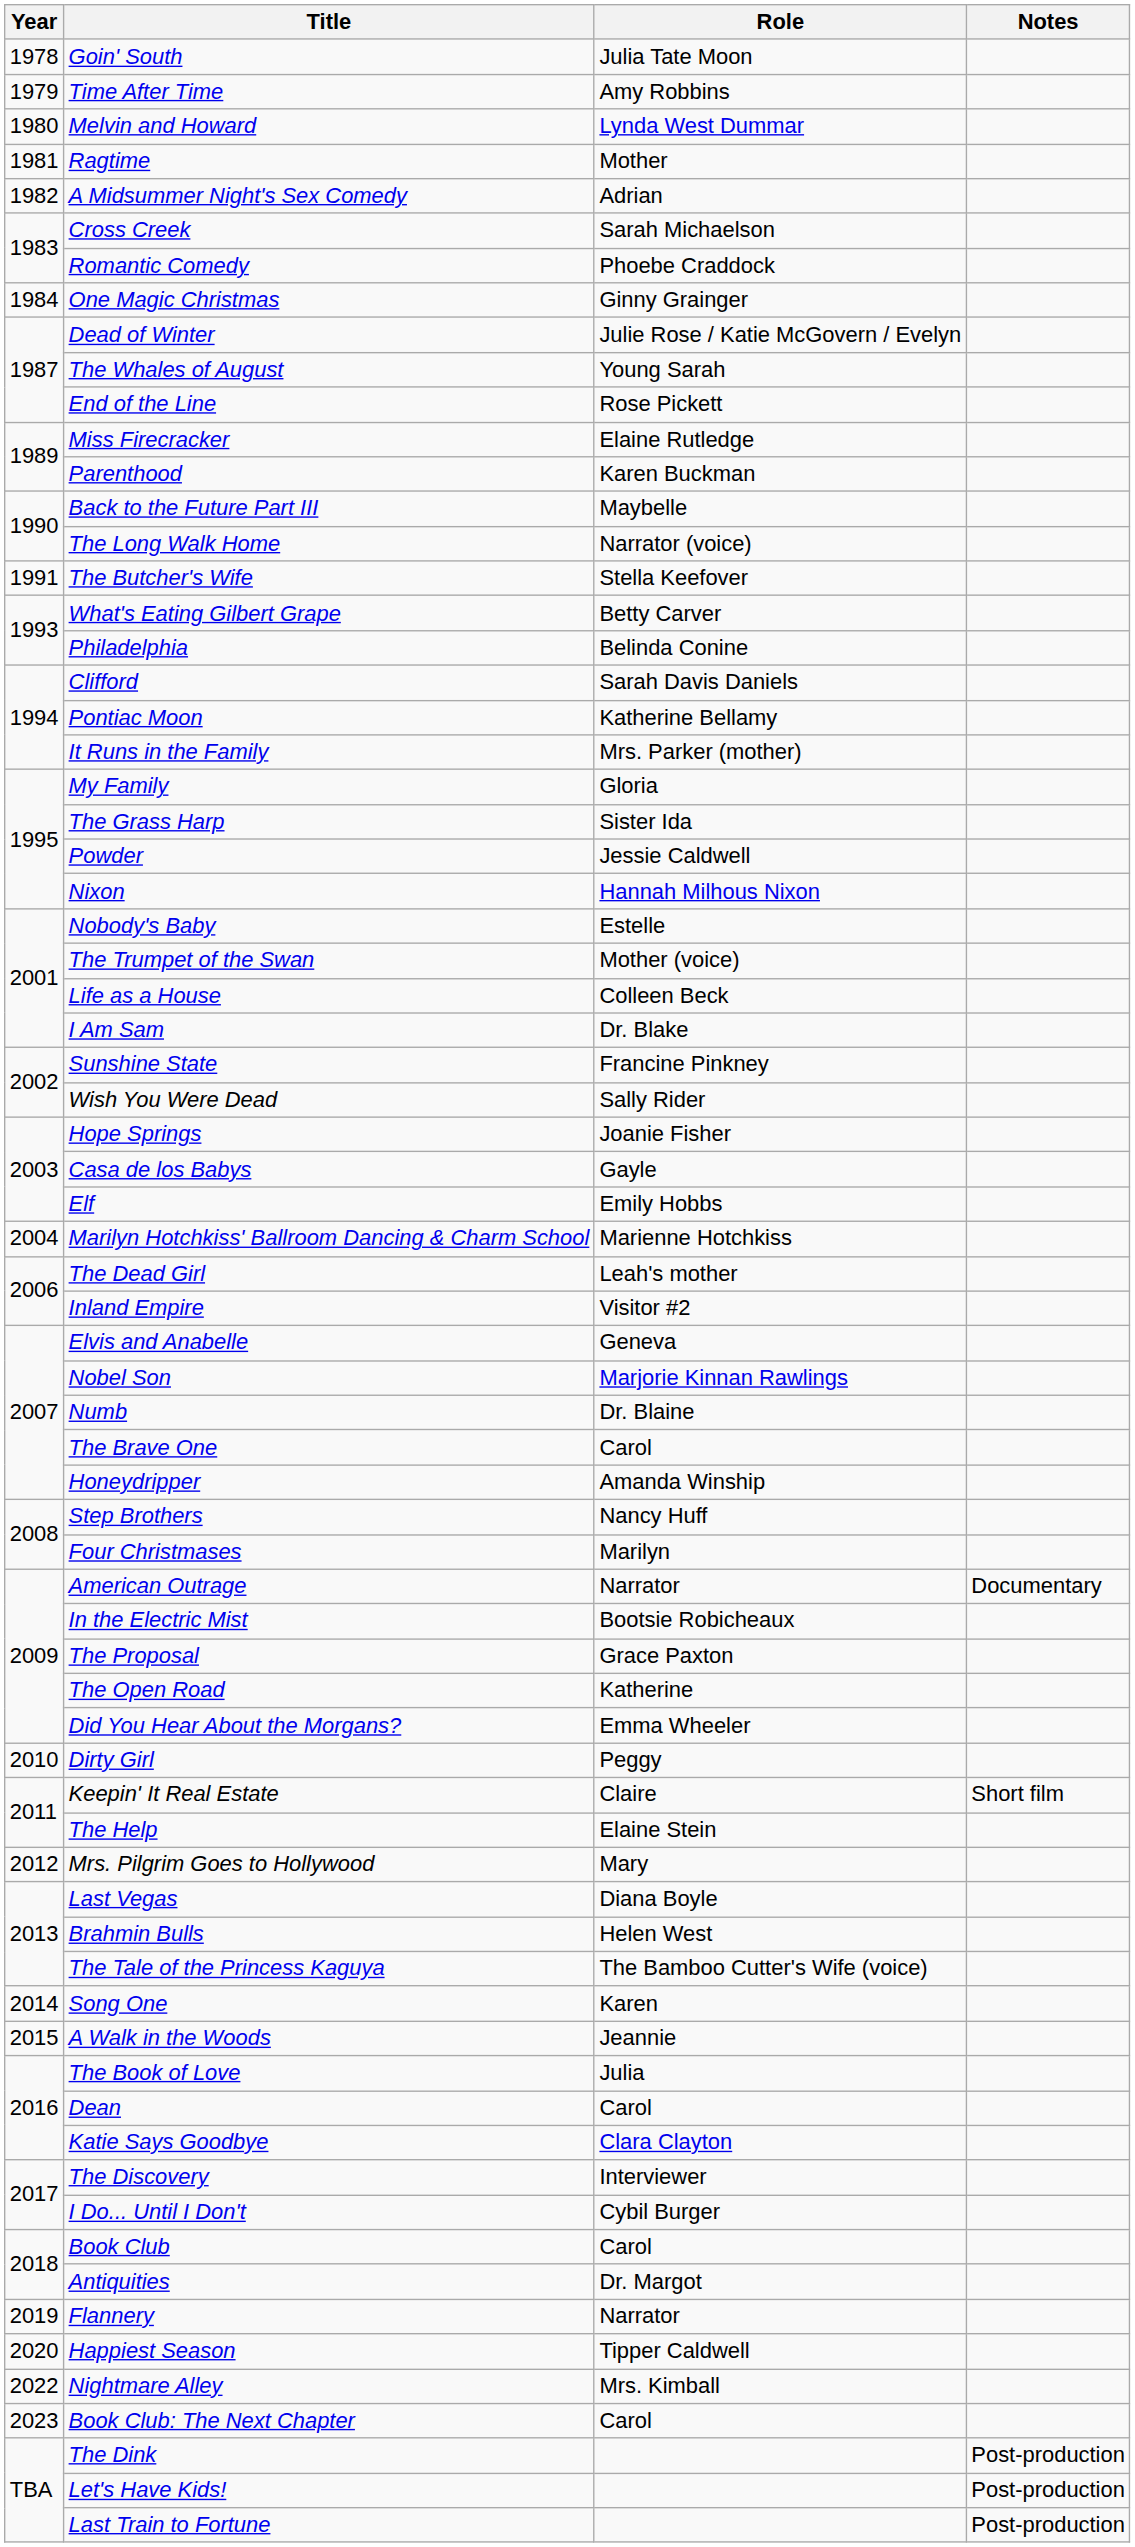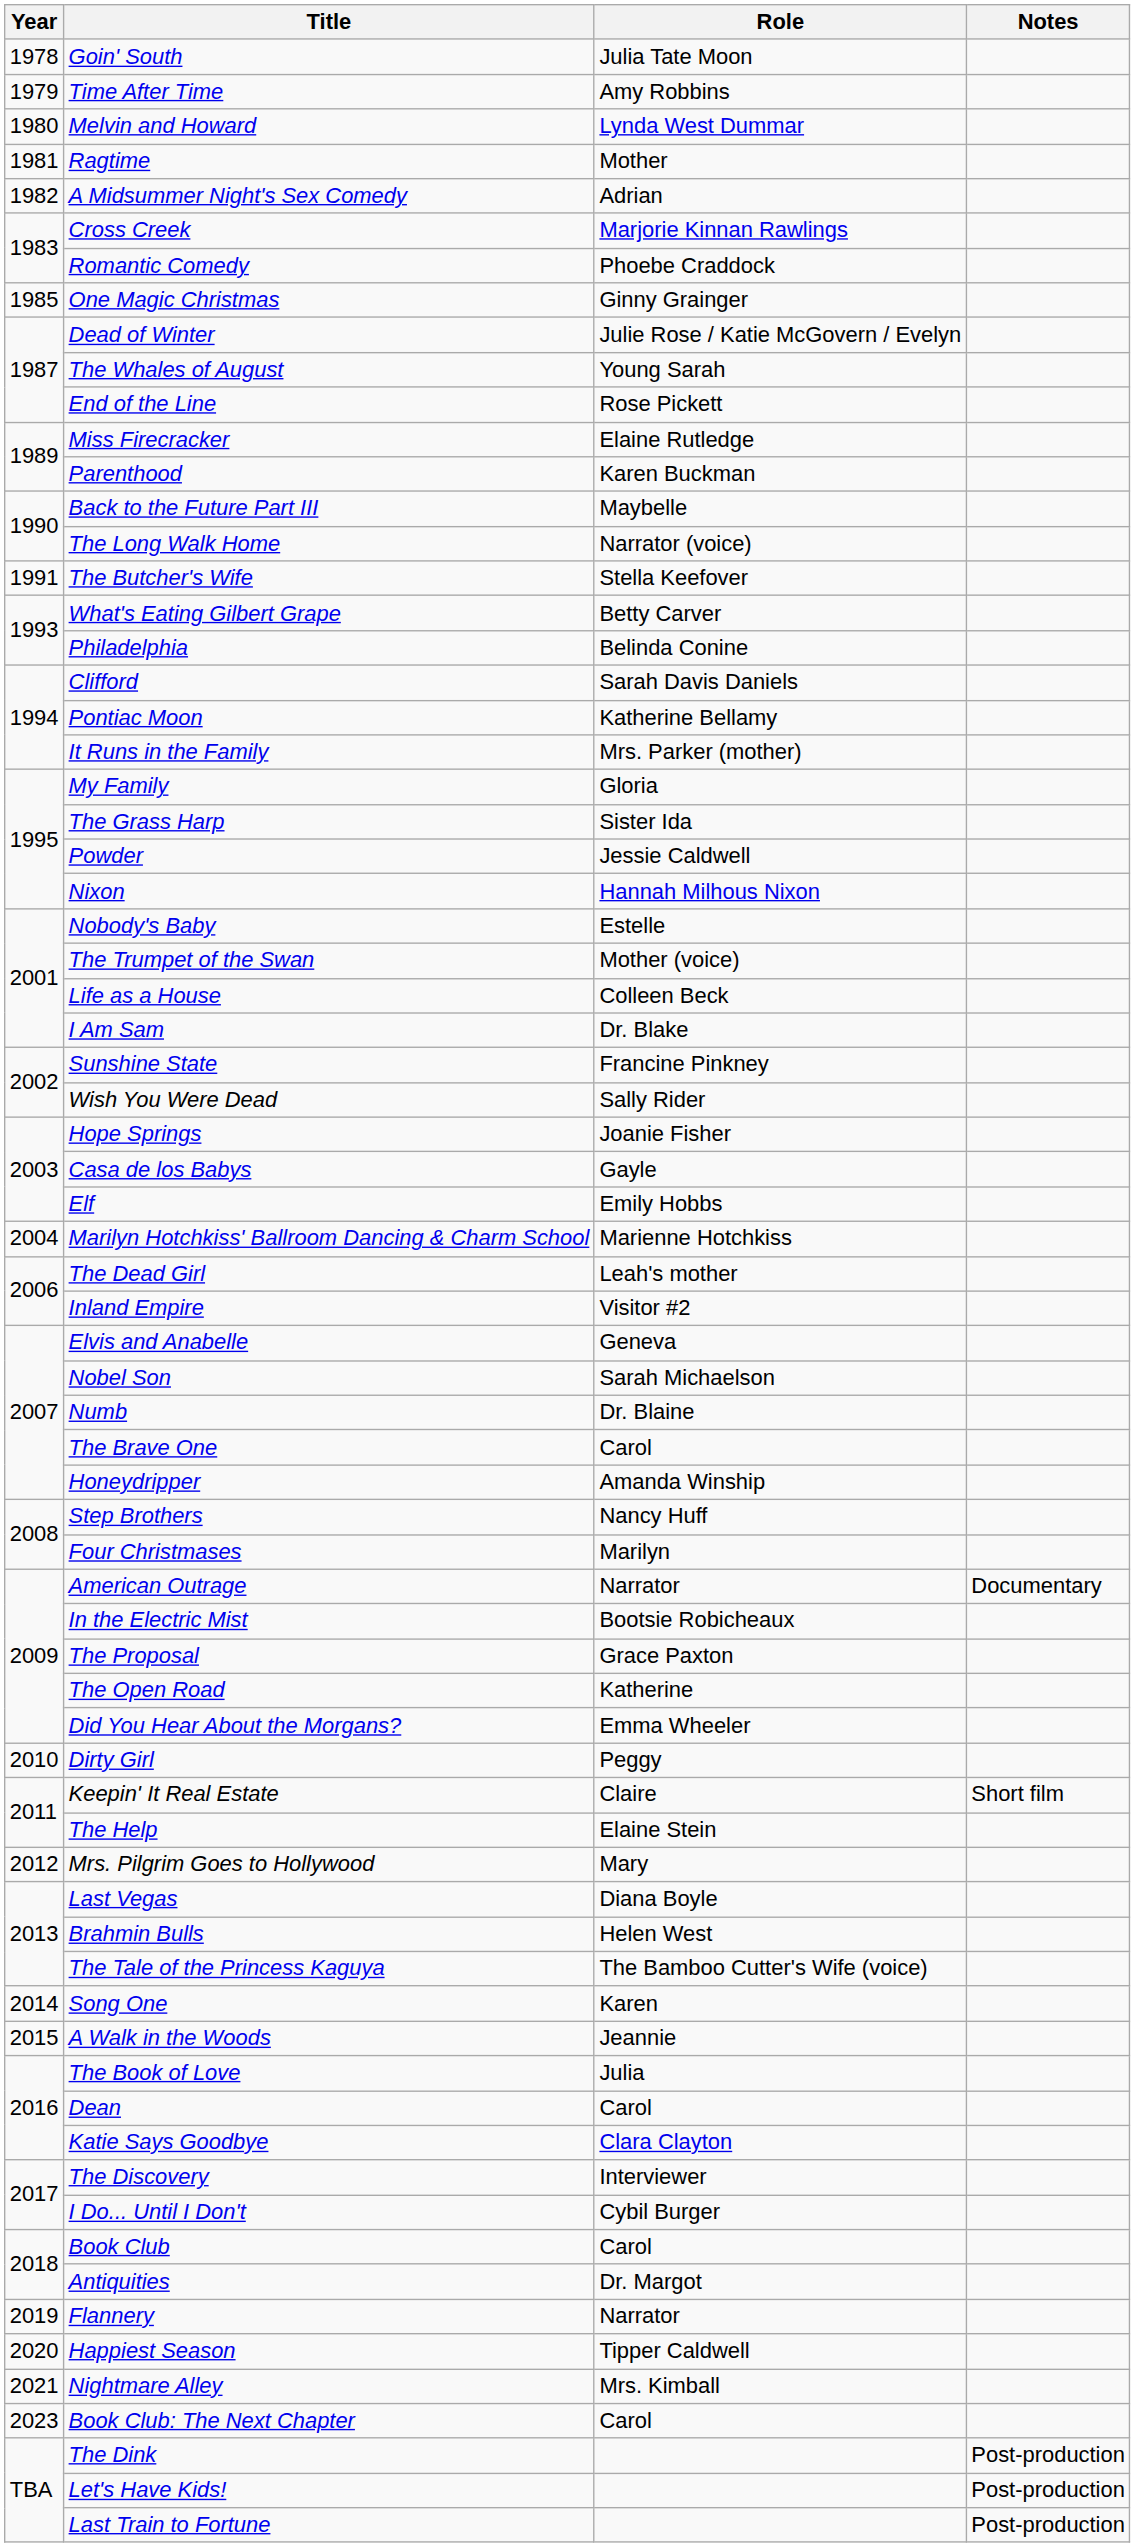(687, 230) Sarah Michaelson -> (724, 230) Marjorie Kinnan Rawlings
(34, 299) 1984 -> (34, 299) 1985
(724, 1377) Marjorie Kinnan Rawlings -> (687, 1377) Sarah Michaelson
(34, 2385) 2022 -> (34, 2385) 2021
